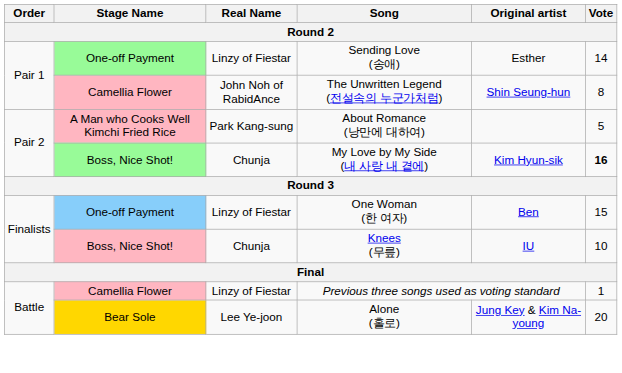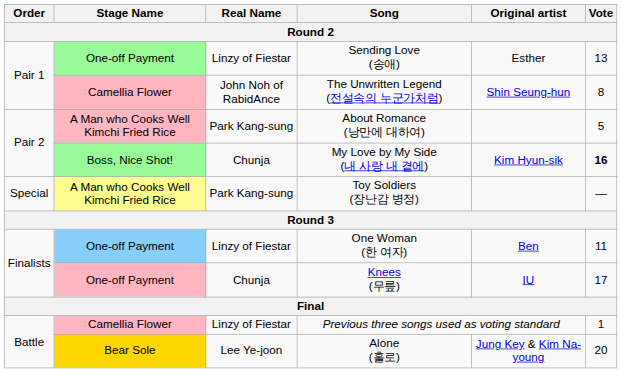(601, 58) 14 -> (601, 58) 13
+ row: (384, 193)
(601, 212) 15 -> (601, 246) 11
(130, 246) Boss, Nice Shot! -> (130, 280) One-off Payment
(601, 246) 10 -> (601, 280) 17
